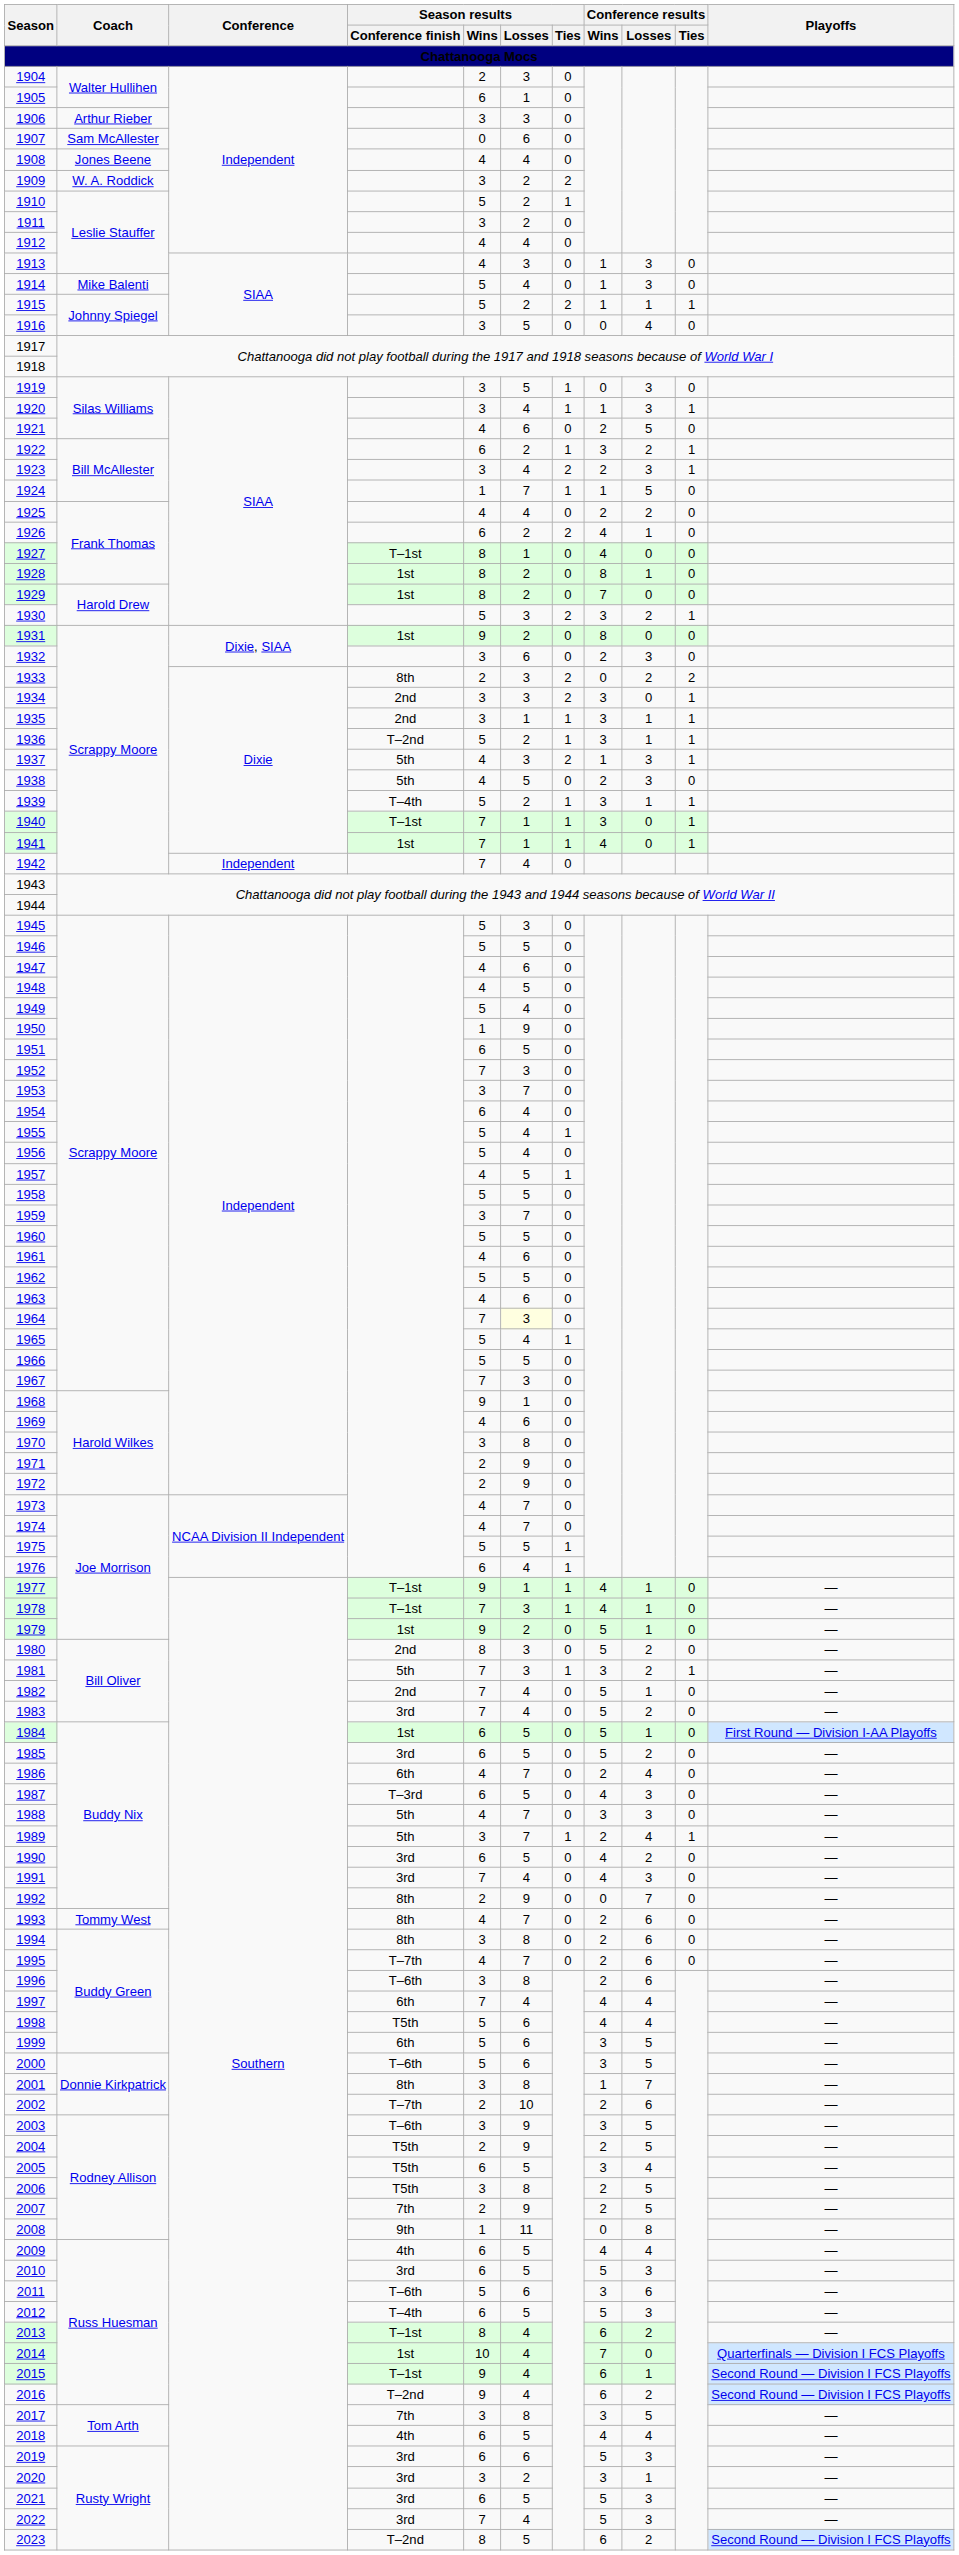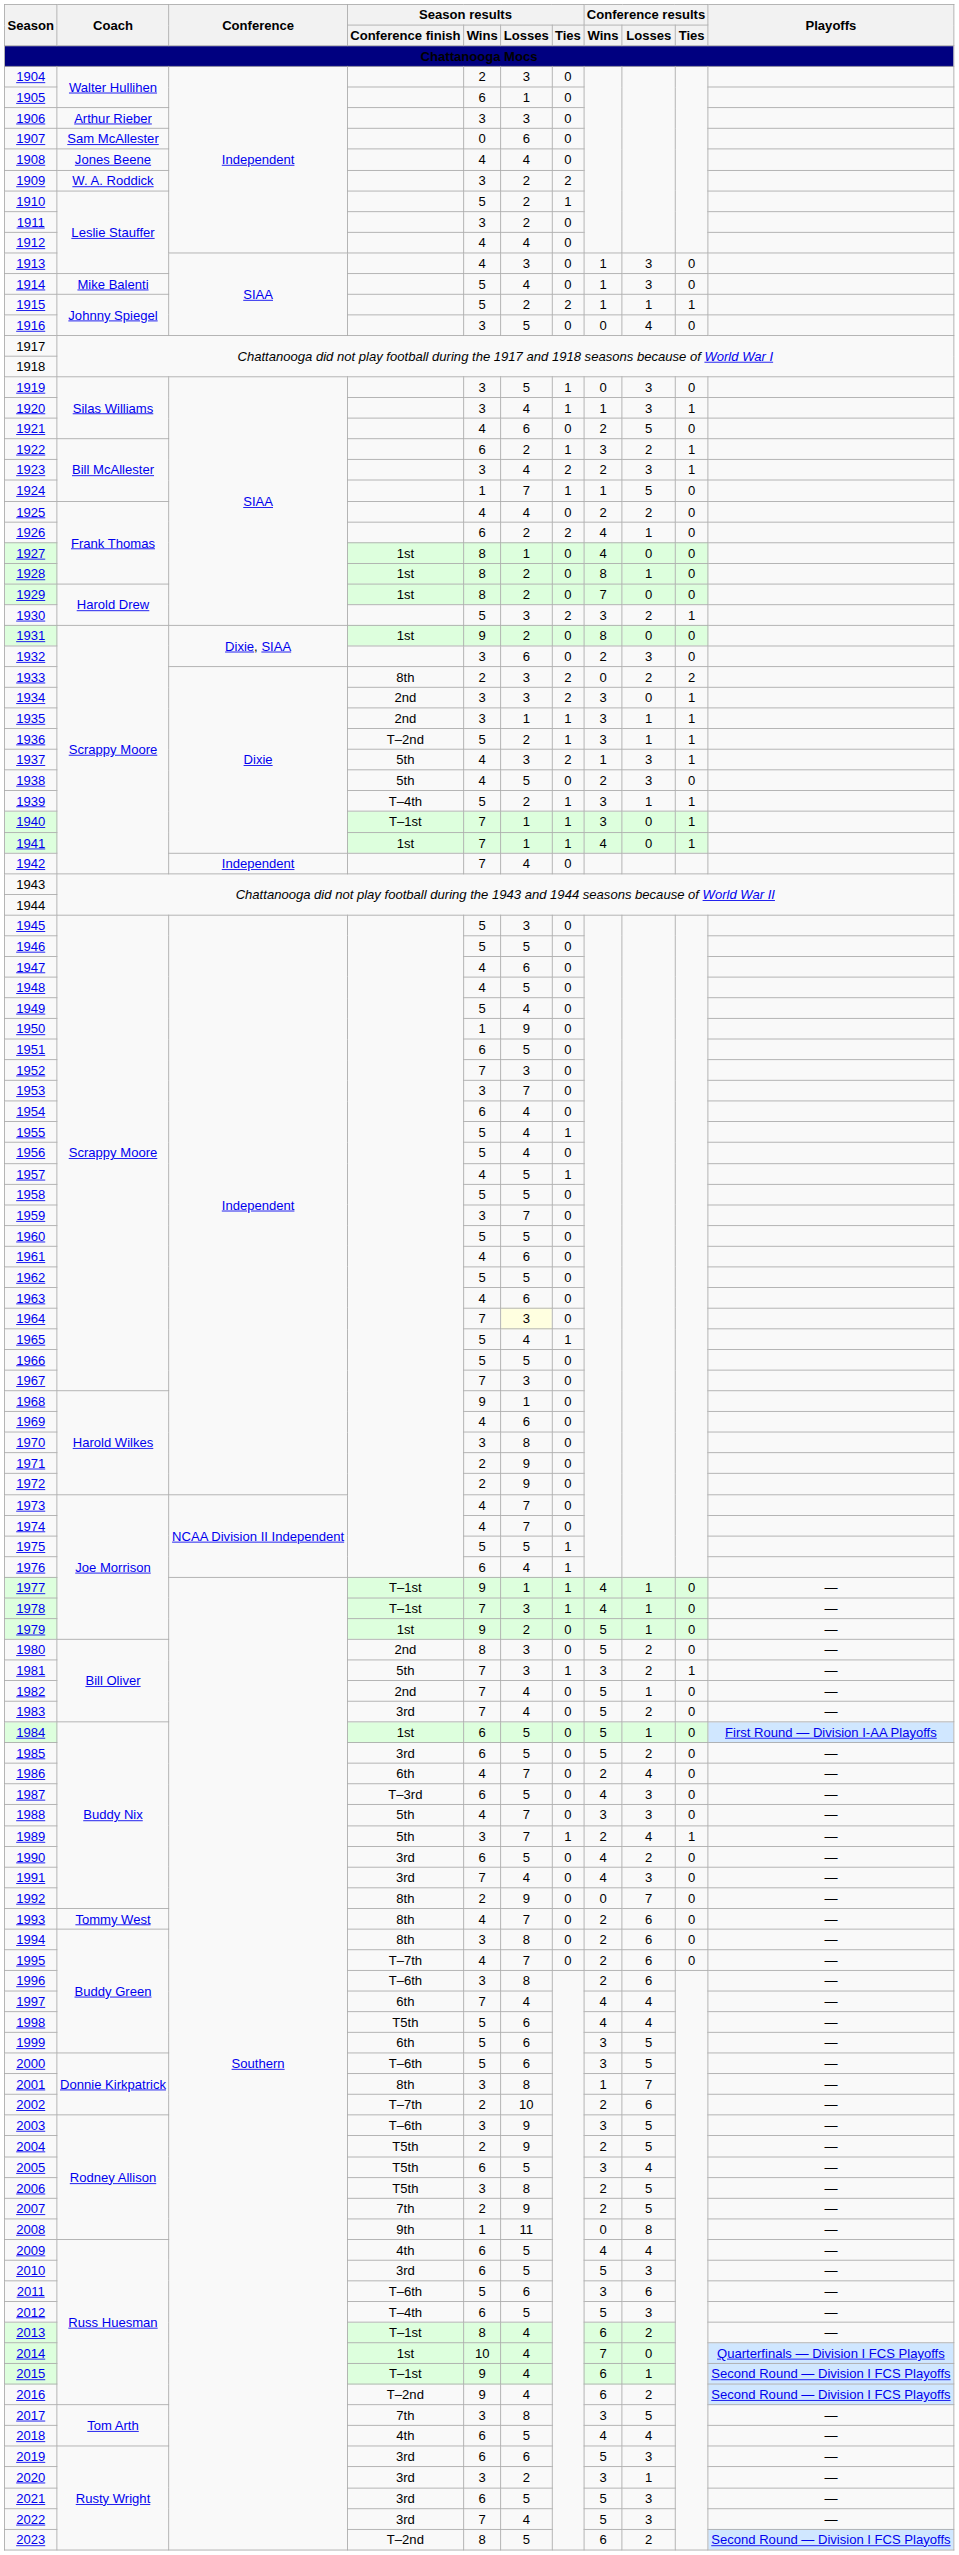(405, 553) T–1st -> (405, 553) 1st
